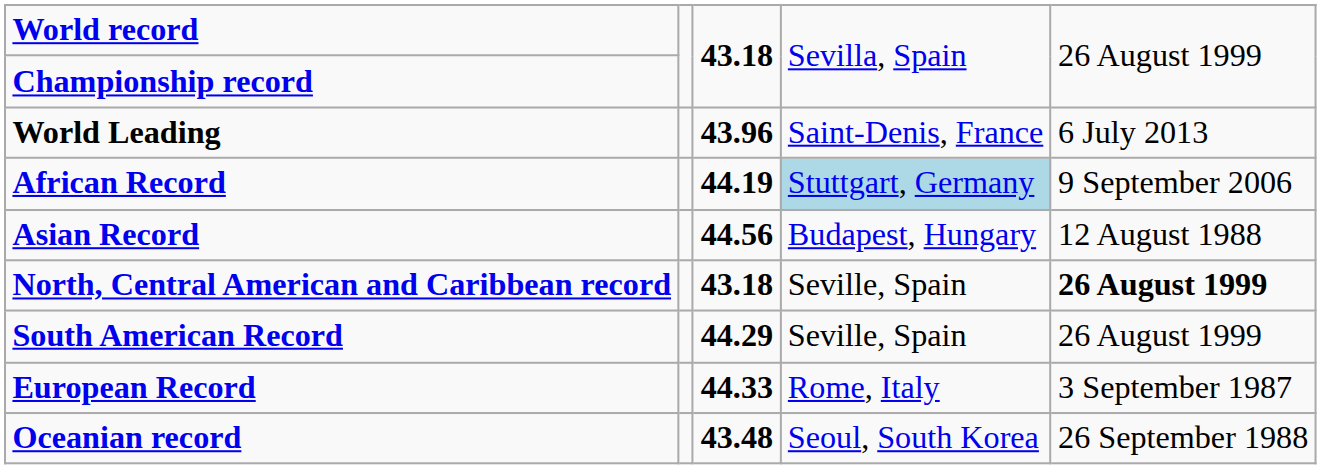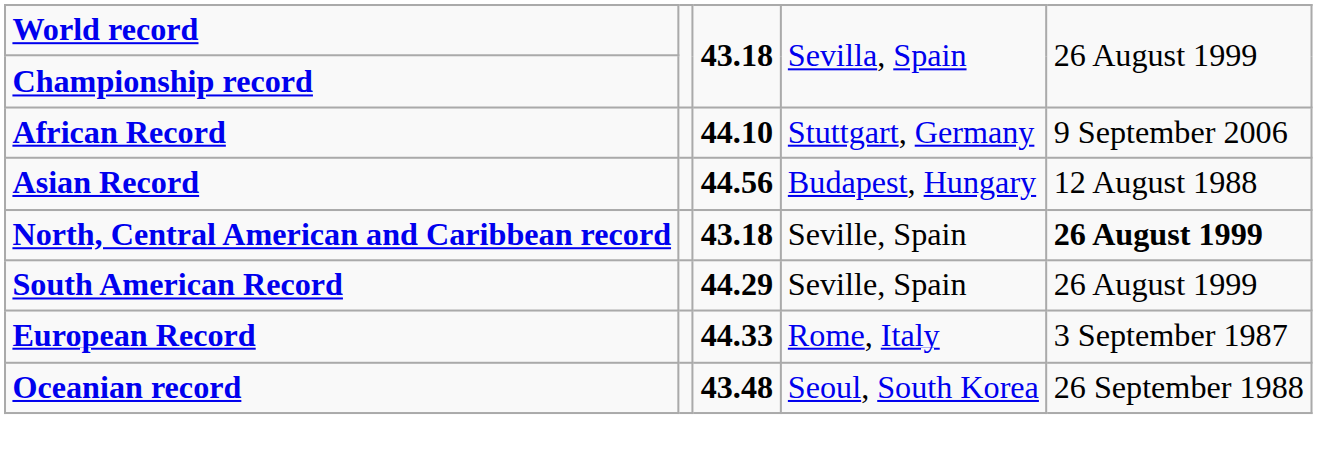- row: (117, 132)
(737, 183) 44.19 -> (737, 132) 44.10
(911, 183) lightblue background -> (911, 132) no background
